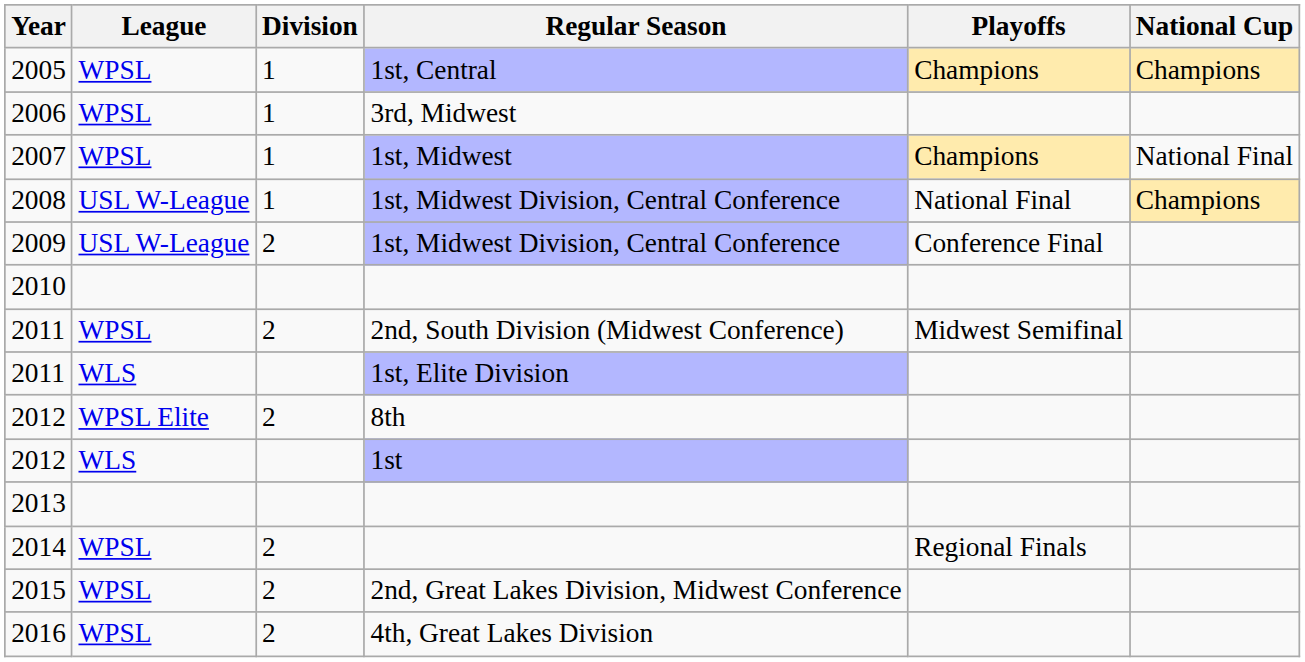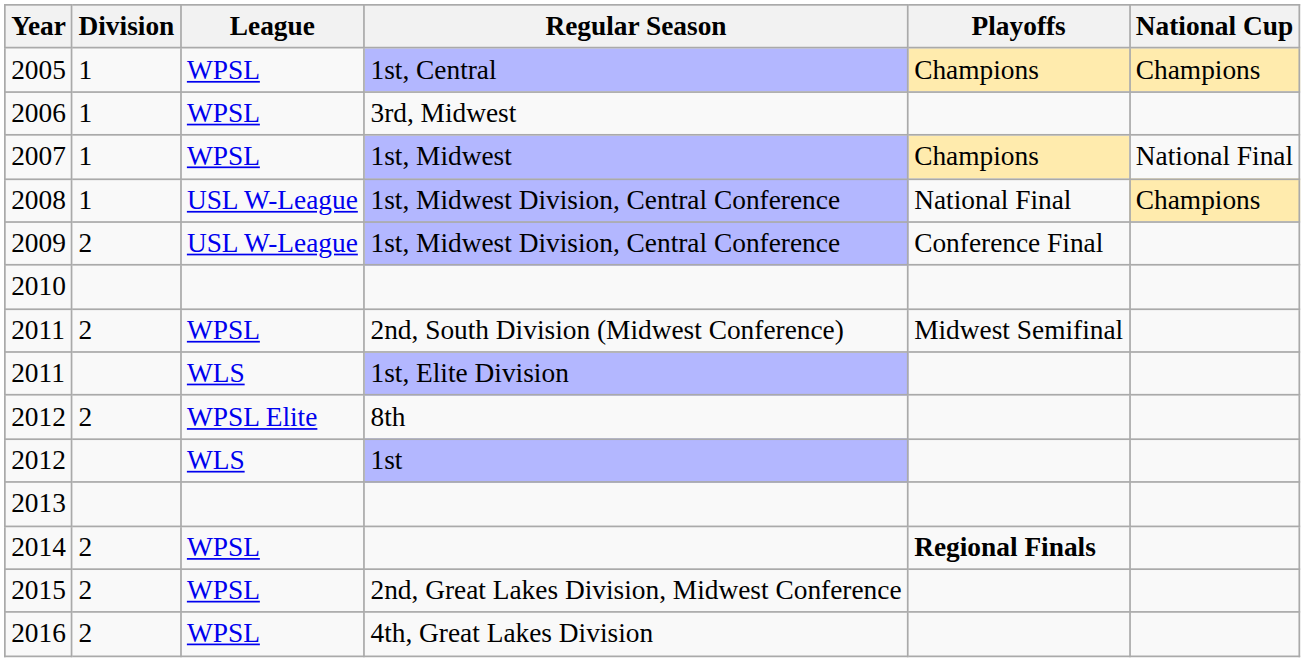columns swapped: (310, 26) <-> (164, 26)
(1000, 546) normal -> (1005, 546) bold
